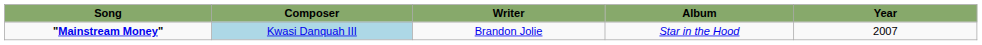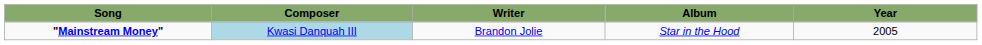(885, 31) 2007 -> (885, 31) 2005
